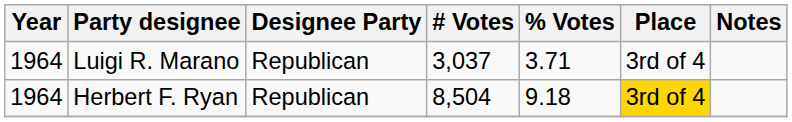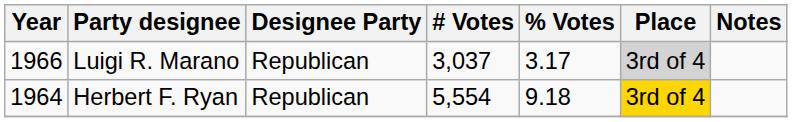(36, 60) 1964 -> (36, 60) 1966
(548, 60) 3.71 -> (548, 60) 3.17
(666, 60) no background -> (666, 60) lightgrey background
(462, 97) 8,504 -> (462, 97) 5,554
